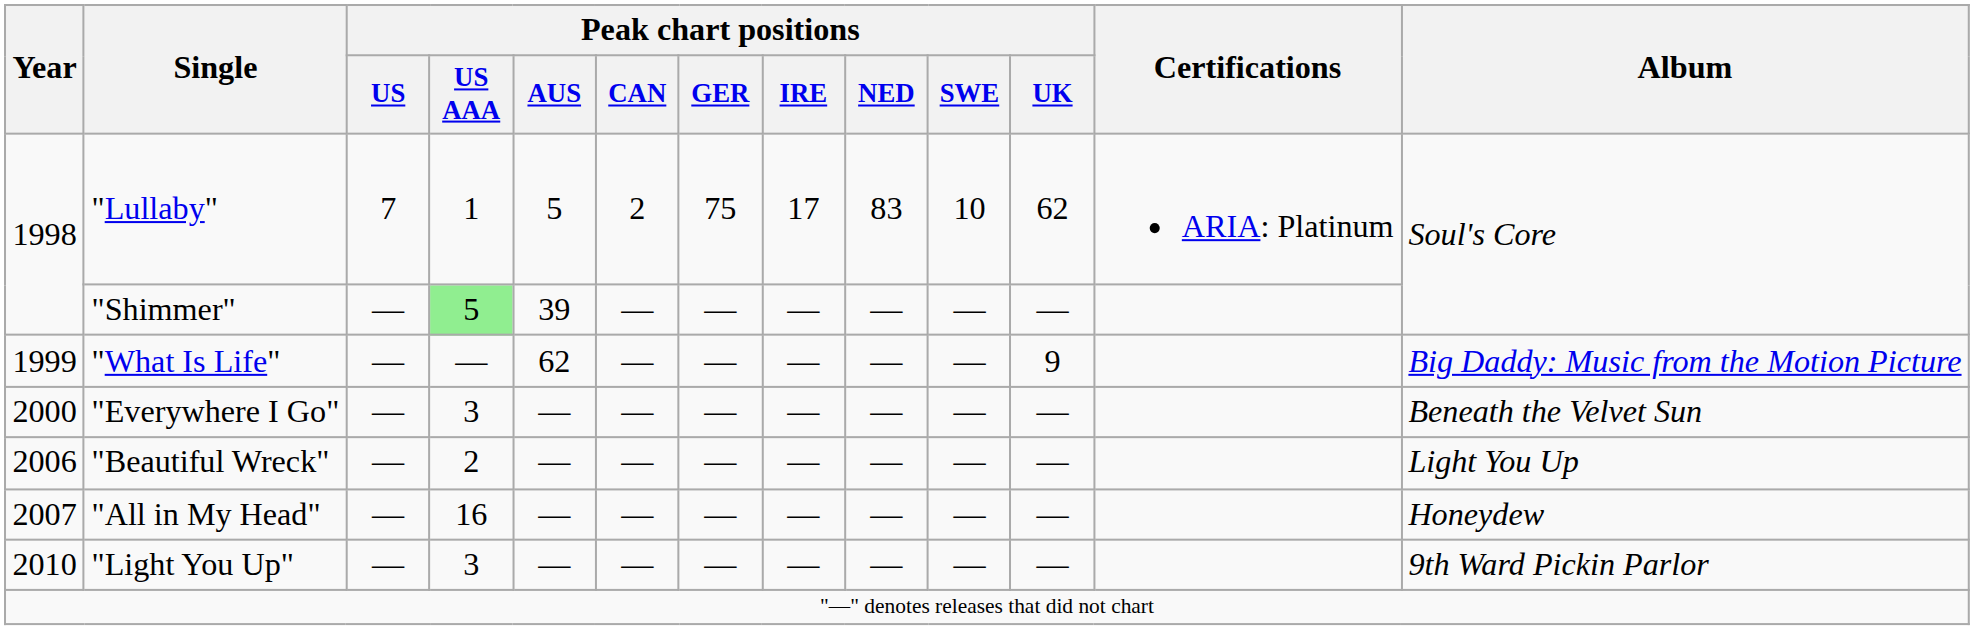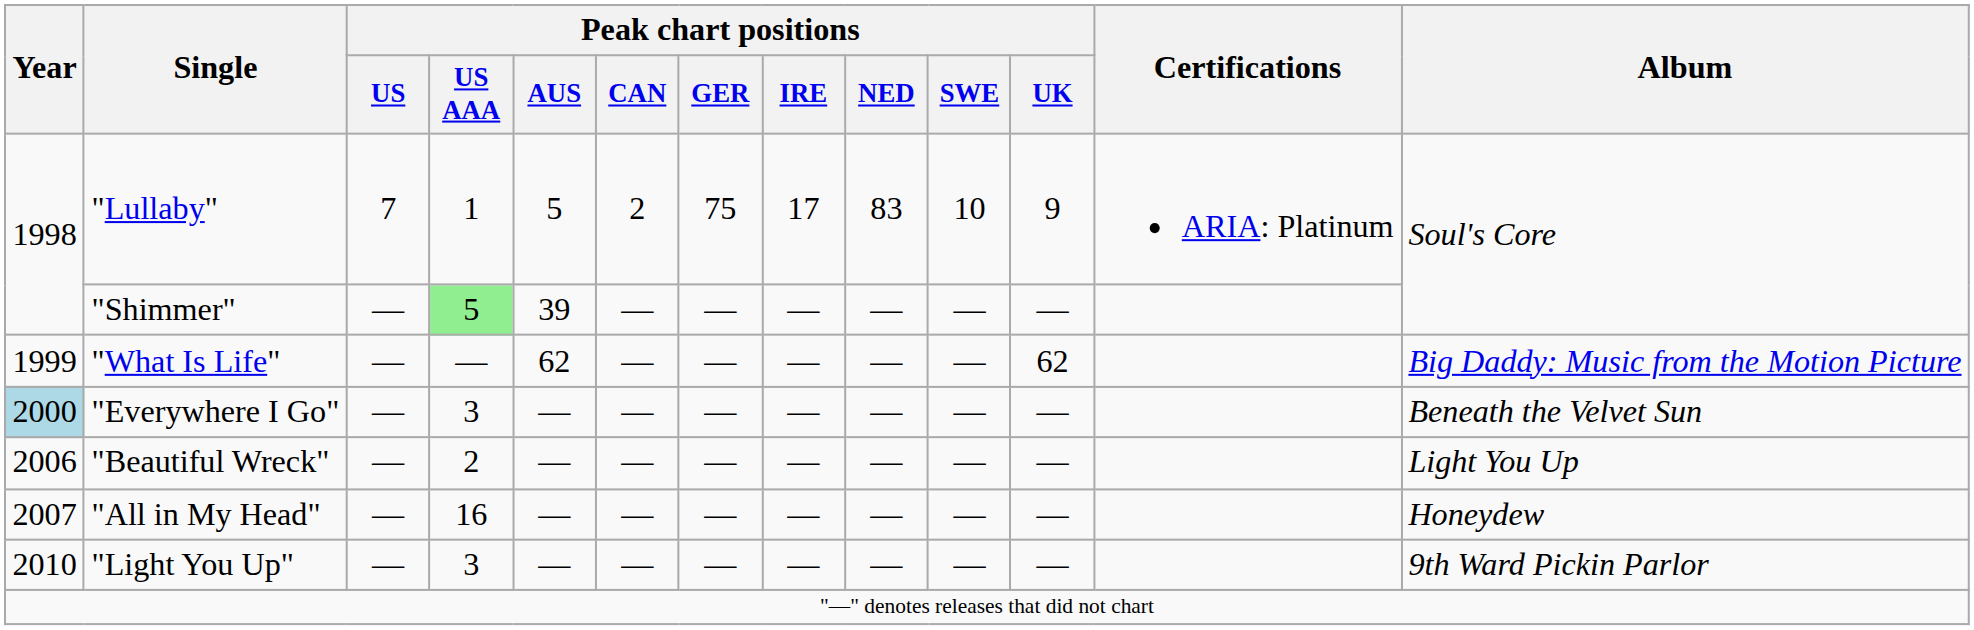(1052, 208) 62 -> (1052, 208) 9
(1052, 360) 9 -> (1052, 360) 62
(45, 411) no background -> (45, 411) lightblue background
